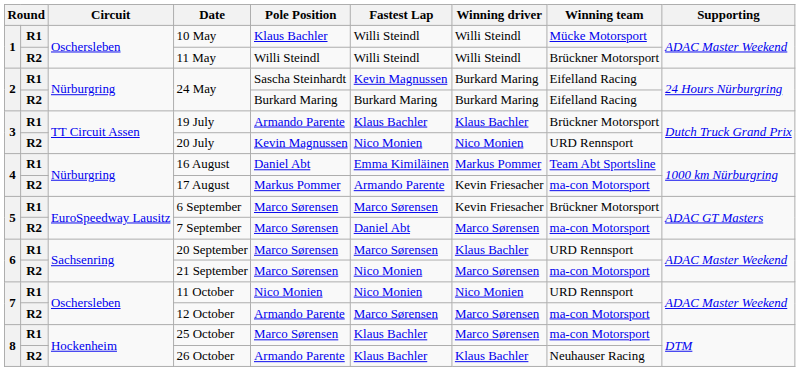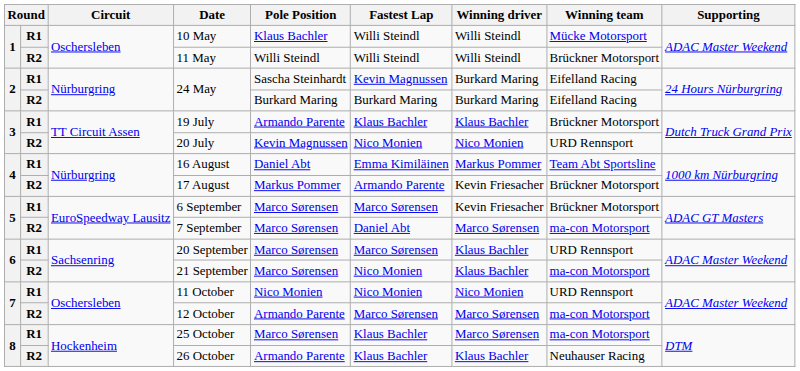(600, 185) ma-con Motorsport -> (604, 185) Brückner Motorsport
(497, 270) Marco Sørensen -> (492, 270) Klaus Bachler
